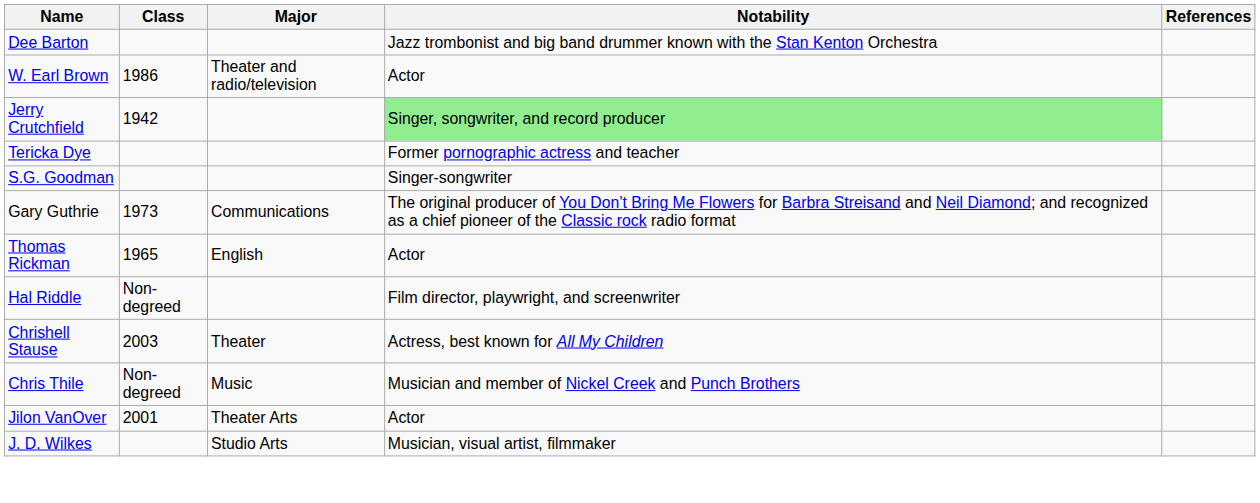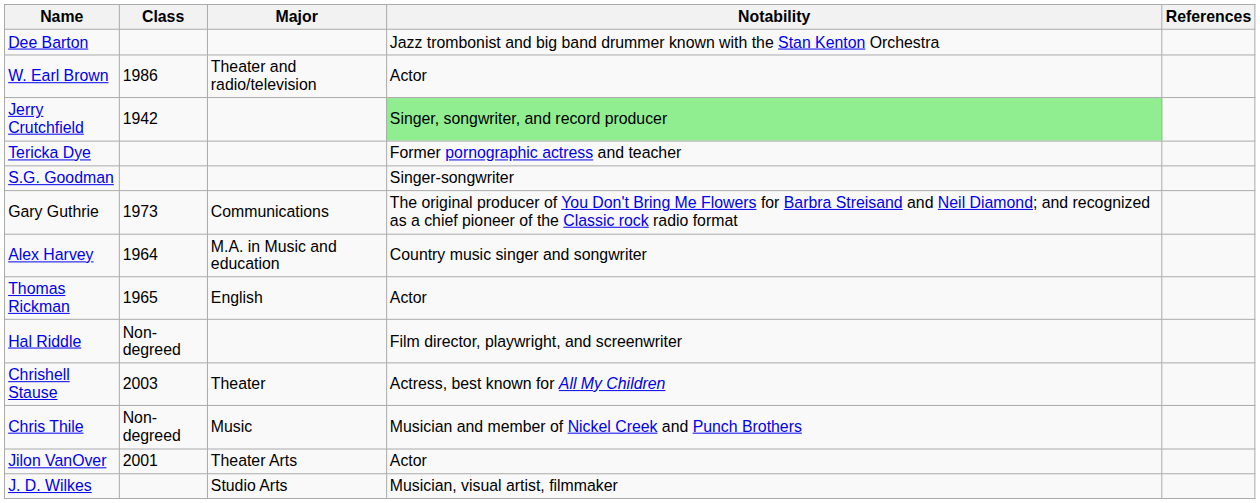+ row: (51, 255)
